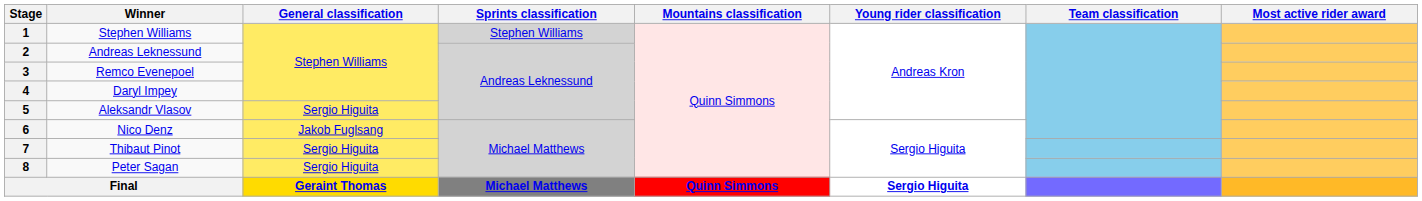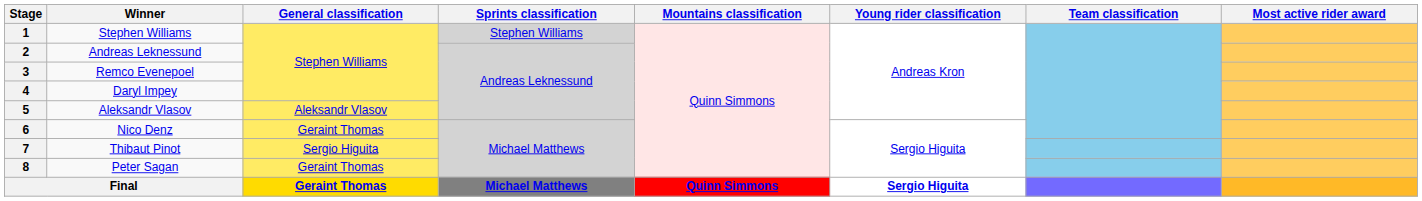(341, 110) Sergio Higuita -> (341, 110) Aleksandr Vlasov
(341, 129) Jakob Fuglsang -> (341, 129) Geraint Thomas
(341, 168) Sergio Higuita -> (341, 168) Geraint Thomas
